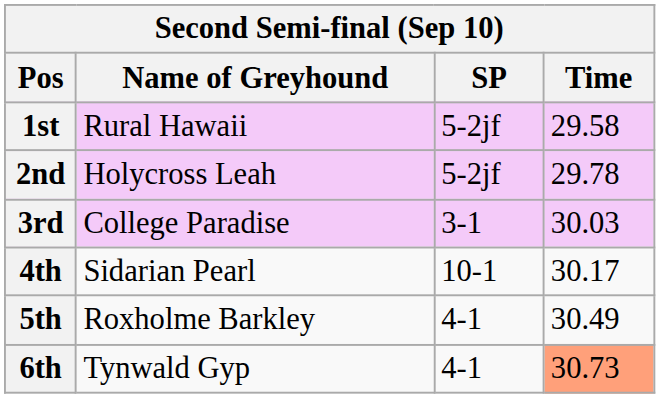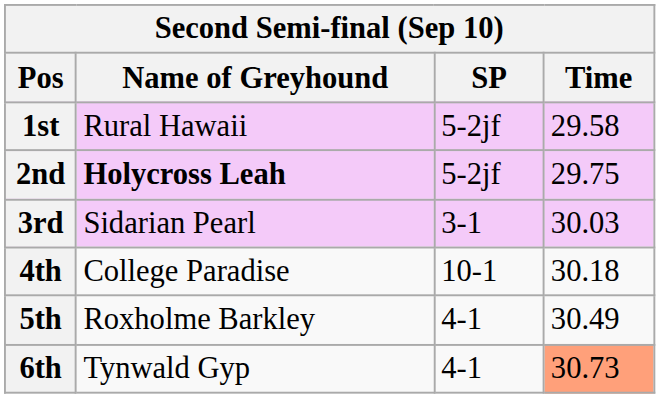(180, 174) normal -> (185, 174) bold
(585, 174) 29.78 -> (585, 174) 29.75
(186, 222) College Paradise -> (170, 222) Sidarian Pearl
(170, 271) Sidarian Pearl -> (186, 271) College Paradise
(585, 271) 30.17 -> (585, 271) 30.18
